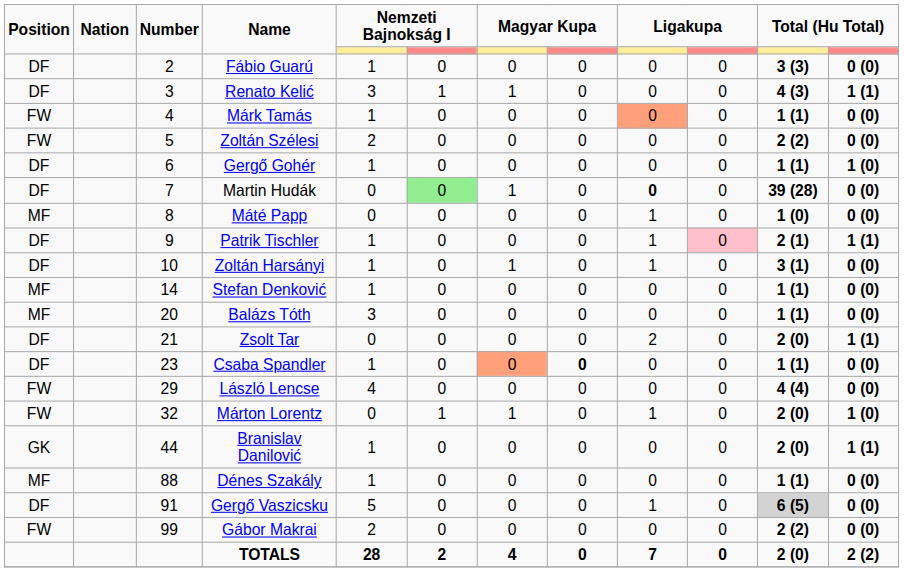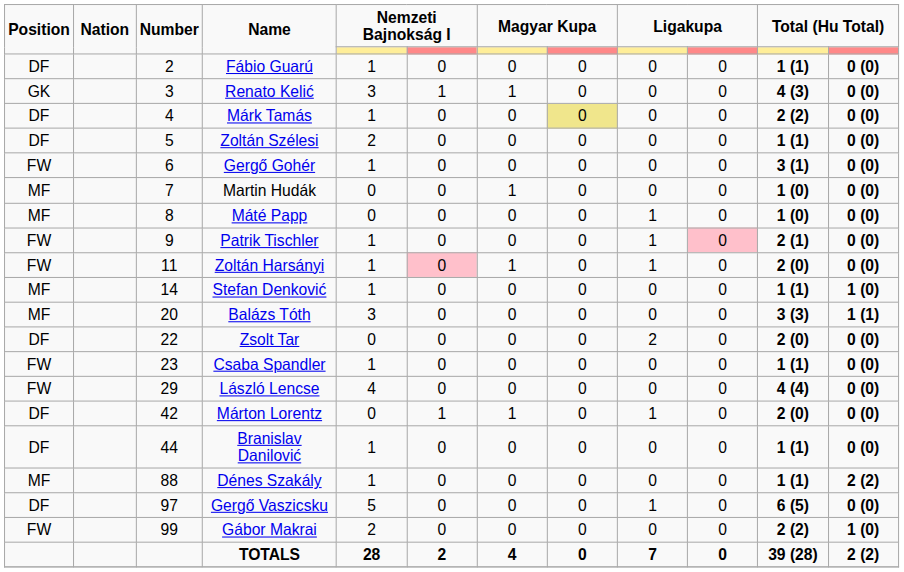(793, 67) 3 (3) -> (793, 67) 1 (1)
(39, 91) DF -> (39, 91) GK
(863, 91) 1 (1) -> (863, 91) 0 (0)
(39, 116) FW -> (39, 116) DF
(582, 116) no background -> (582, 116) khaki background
(652, 116) lightsalmon background -> (652, 116) no background
(793, 116) 1 (1) -> (793, 116) 2 (2)
(39, 141) FW -> (39, 141) DF
(793, 141) 2 (2) -> (793, 141) 1 (1)
(39, 166) DF -> (39, 166) FW
(793, 166) 1 (1) -> (793, 166) 3 (1)
(863, 166) 1 (0) -> (863, 166) 0 (0)
(39, 191) DF -> (39, 191) MF
(442, 191) lightgreen background -> (442, 191) no background
(652, 191) bold -> (652, 191) normal
(793, 191) 39 (28) -> (793, 191) 1 (0)
(39, 240) DF -> (39, 240) FW
(863, 240) 1 (1) -> (863, 240) 0 (0)
(39, 265) DF -> (39, 265) FW
(169, 265) 10 -> (169, 265) 11
(442, 265) no background -> (442, 265) pink background
(793, 265) 3 (1) -> (793, 265) 2 (0)
(863, 290) 0 (0) -> (863, 290) 1 (0)
(793, 315) 1 (1) -> (793, 315) 3 (3)
(863, 315) 0 (0) -> (863, 315) 1 (1)
(169, 339) 21 -> (169, 339) 22
(863, 339) 1 (1) -> (863, 339) 0 (0)
(39, 364) DF -> (39, 364) FW
(512, 364) lightsalmon background -> (512, 364) no background
(582, 364) bold -> (582, 364) normal
(39, 414) FW -> (39, 414) DF
(169, 414) 32 -> (169, 414) 42
(863, 414) 1 (0) -> (863, 414) 0 (0)
(39, 447) GK -> (39, 447) DF
(793, 447) 2 (0) -> (793, 447) 1 (1)
(863, 447) 1 (1) -> (863, 447) 0 (0)
(863, 481) 0 (0) -> (863, 481) 2 (2)
(169, 506) 91 -> (169, 506) 97
(793, 506) lightgrey background -> (793, 506) no background
(863, 530) 0 (0) -> (863, 530) 1 (0)
(793, 555) 2 (0) -> (793, 555) 39 (28)
